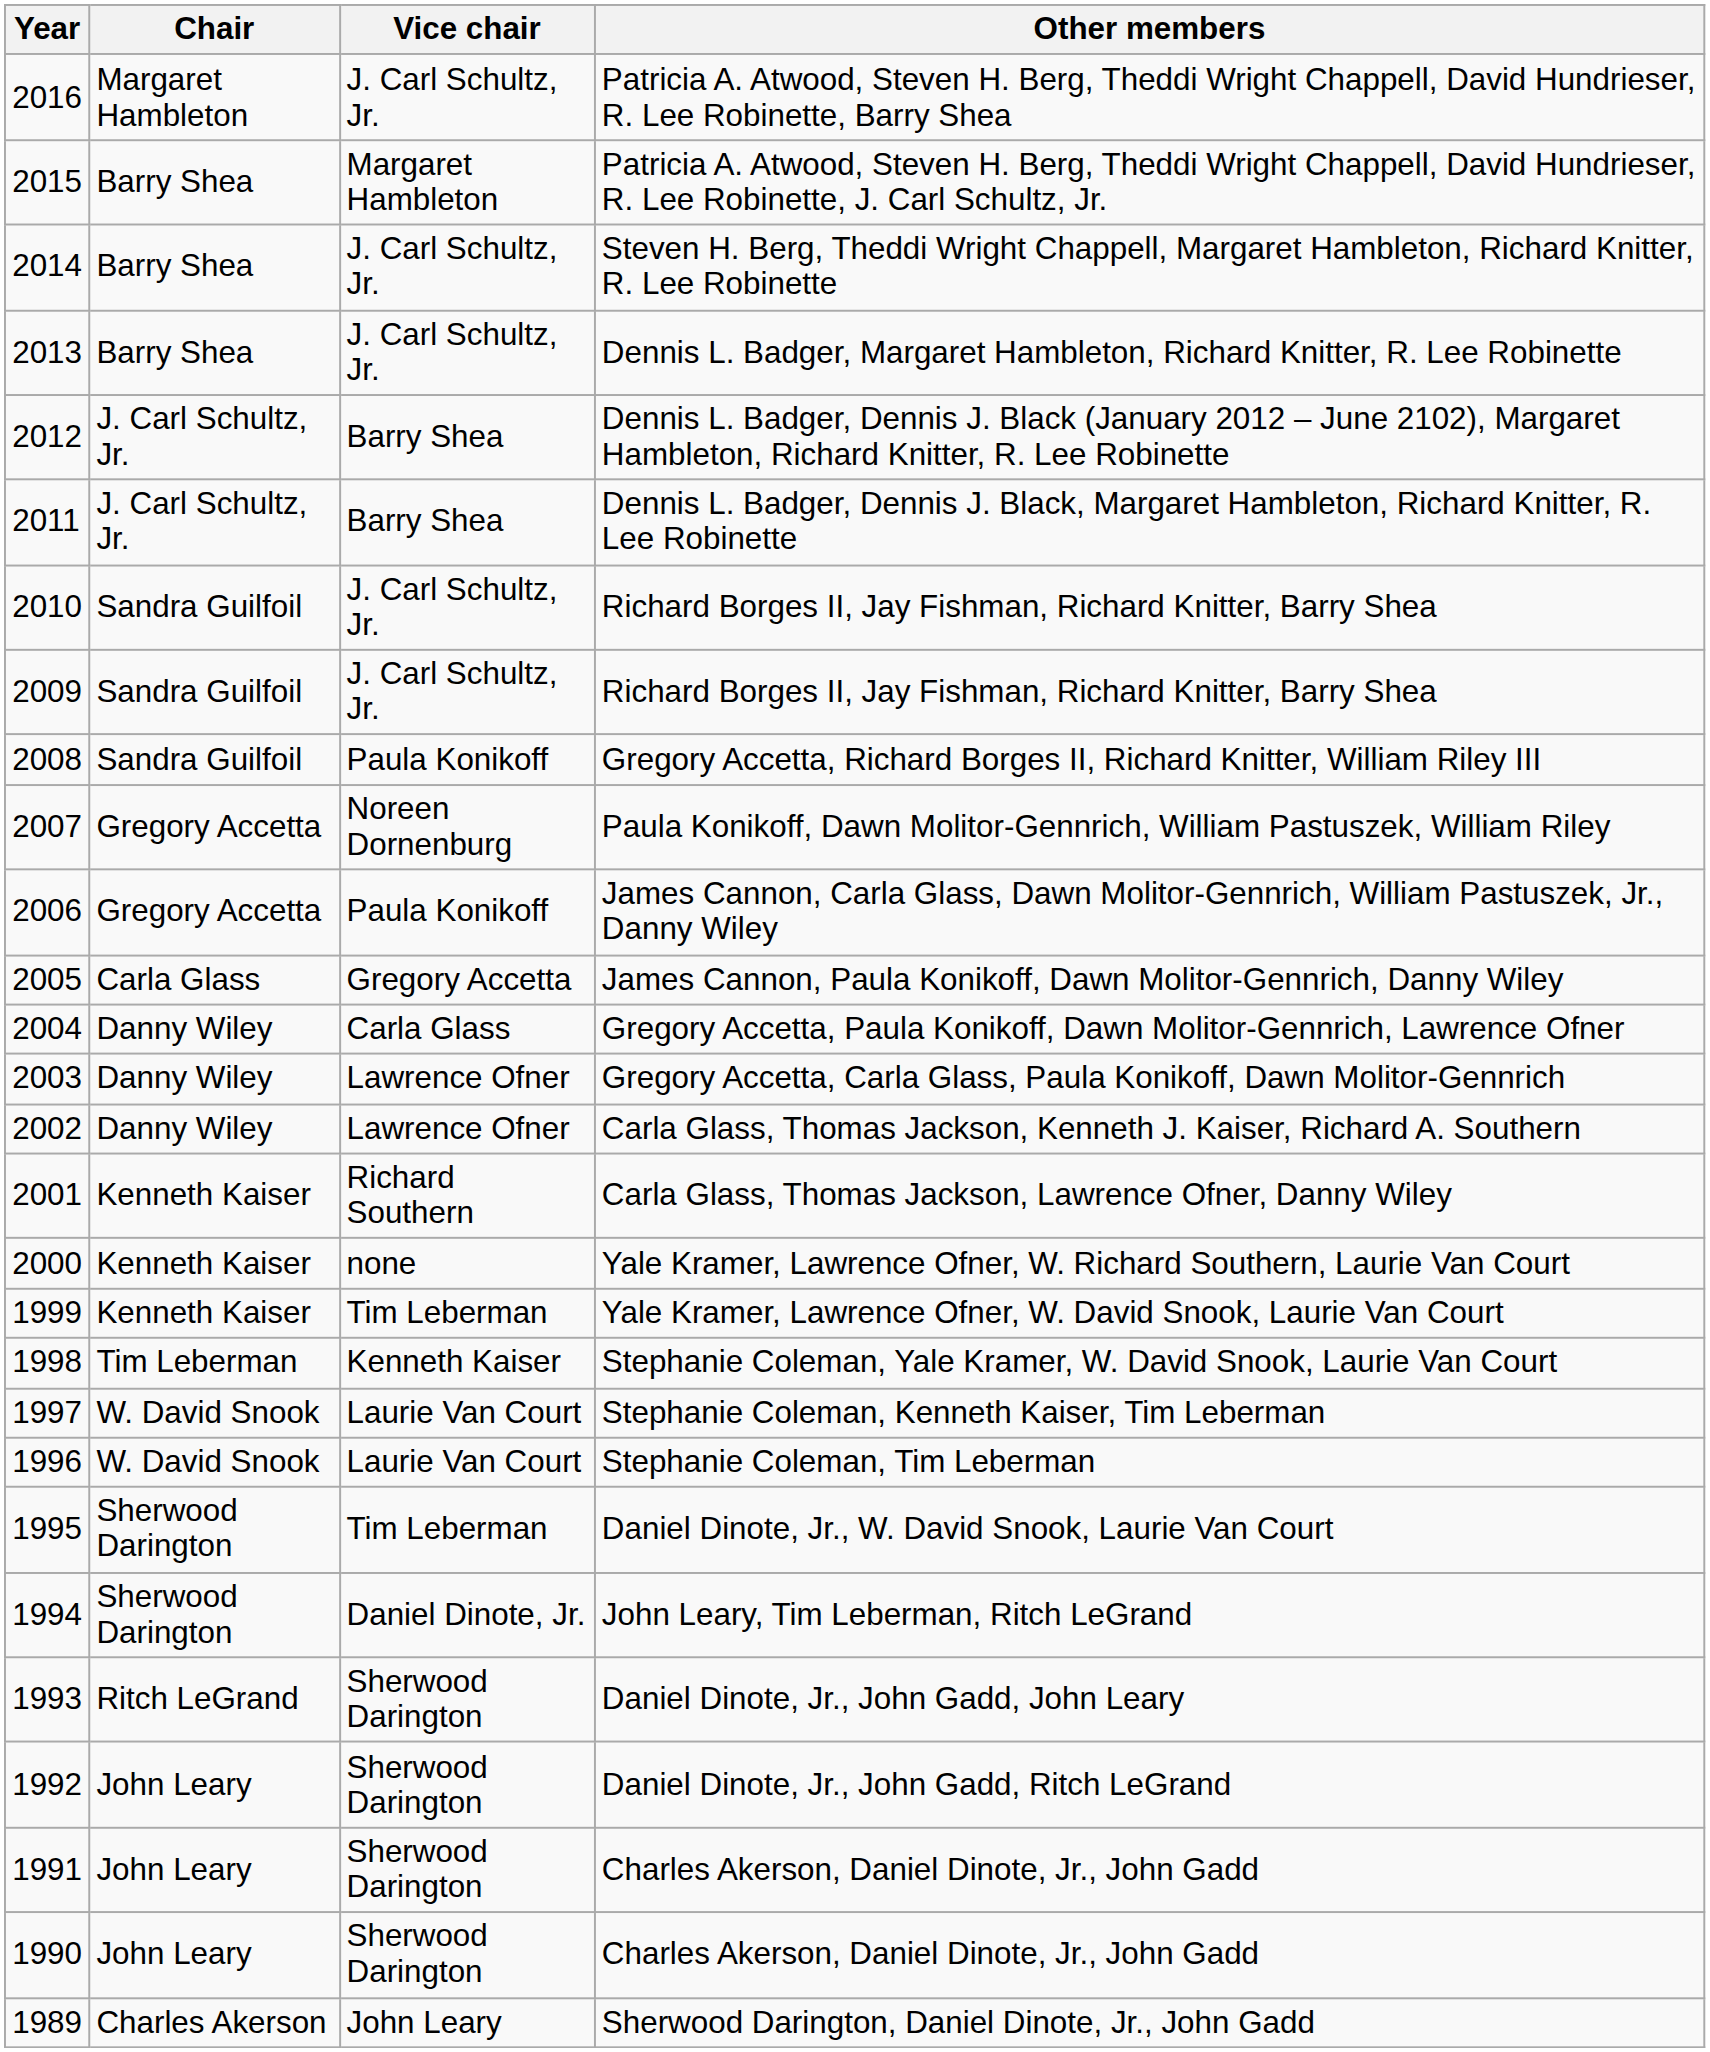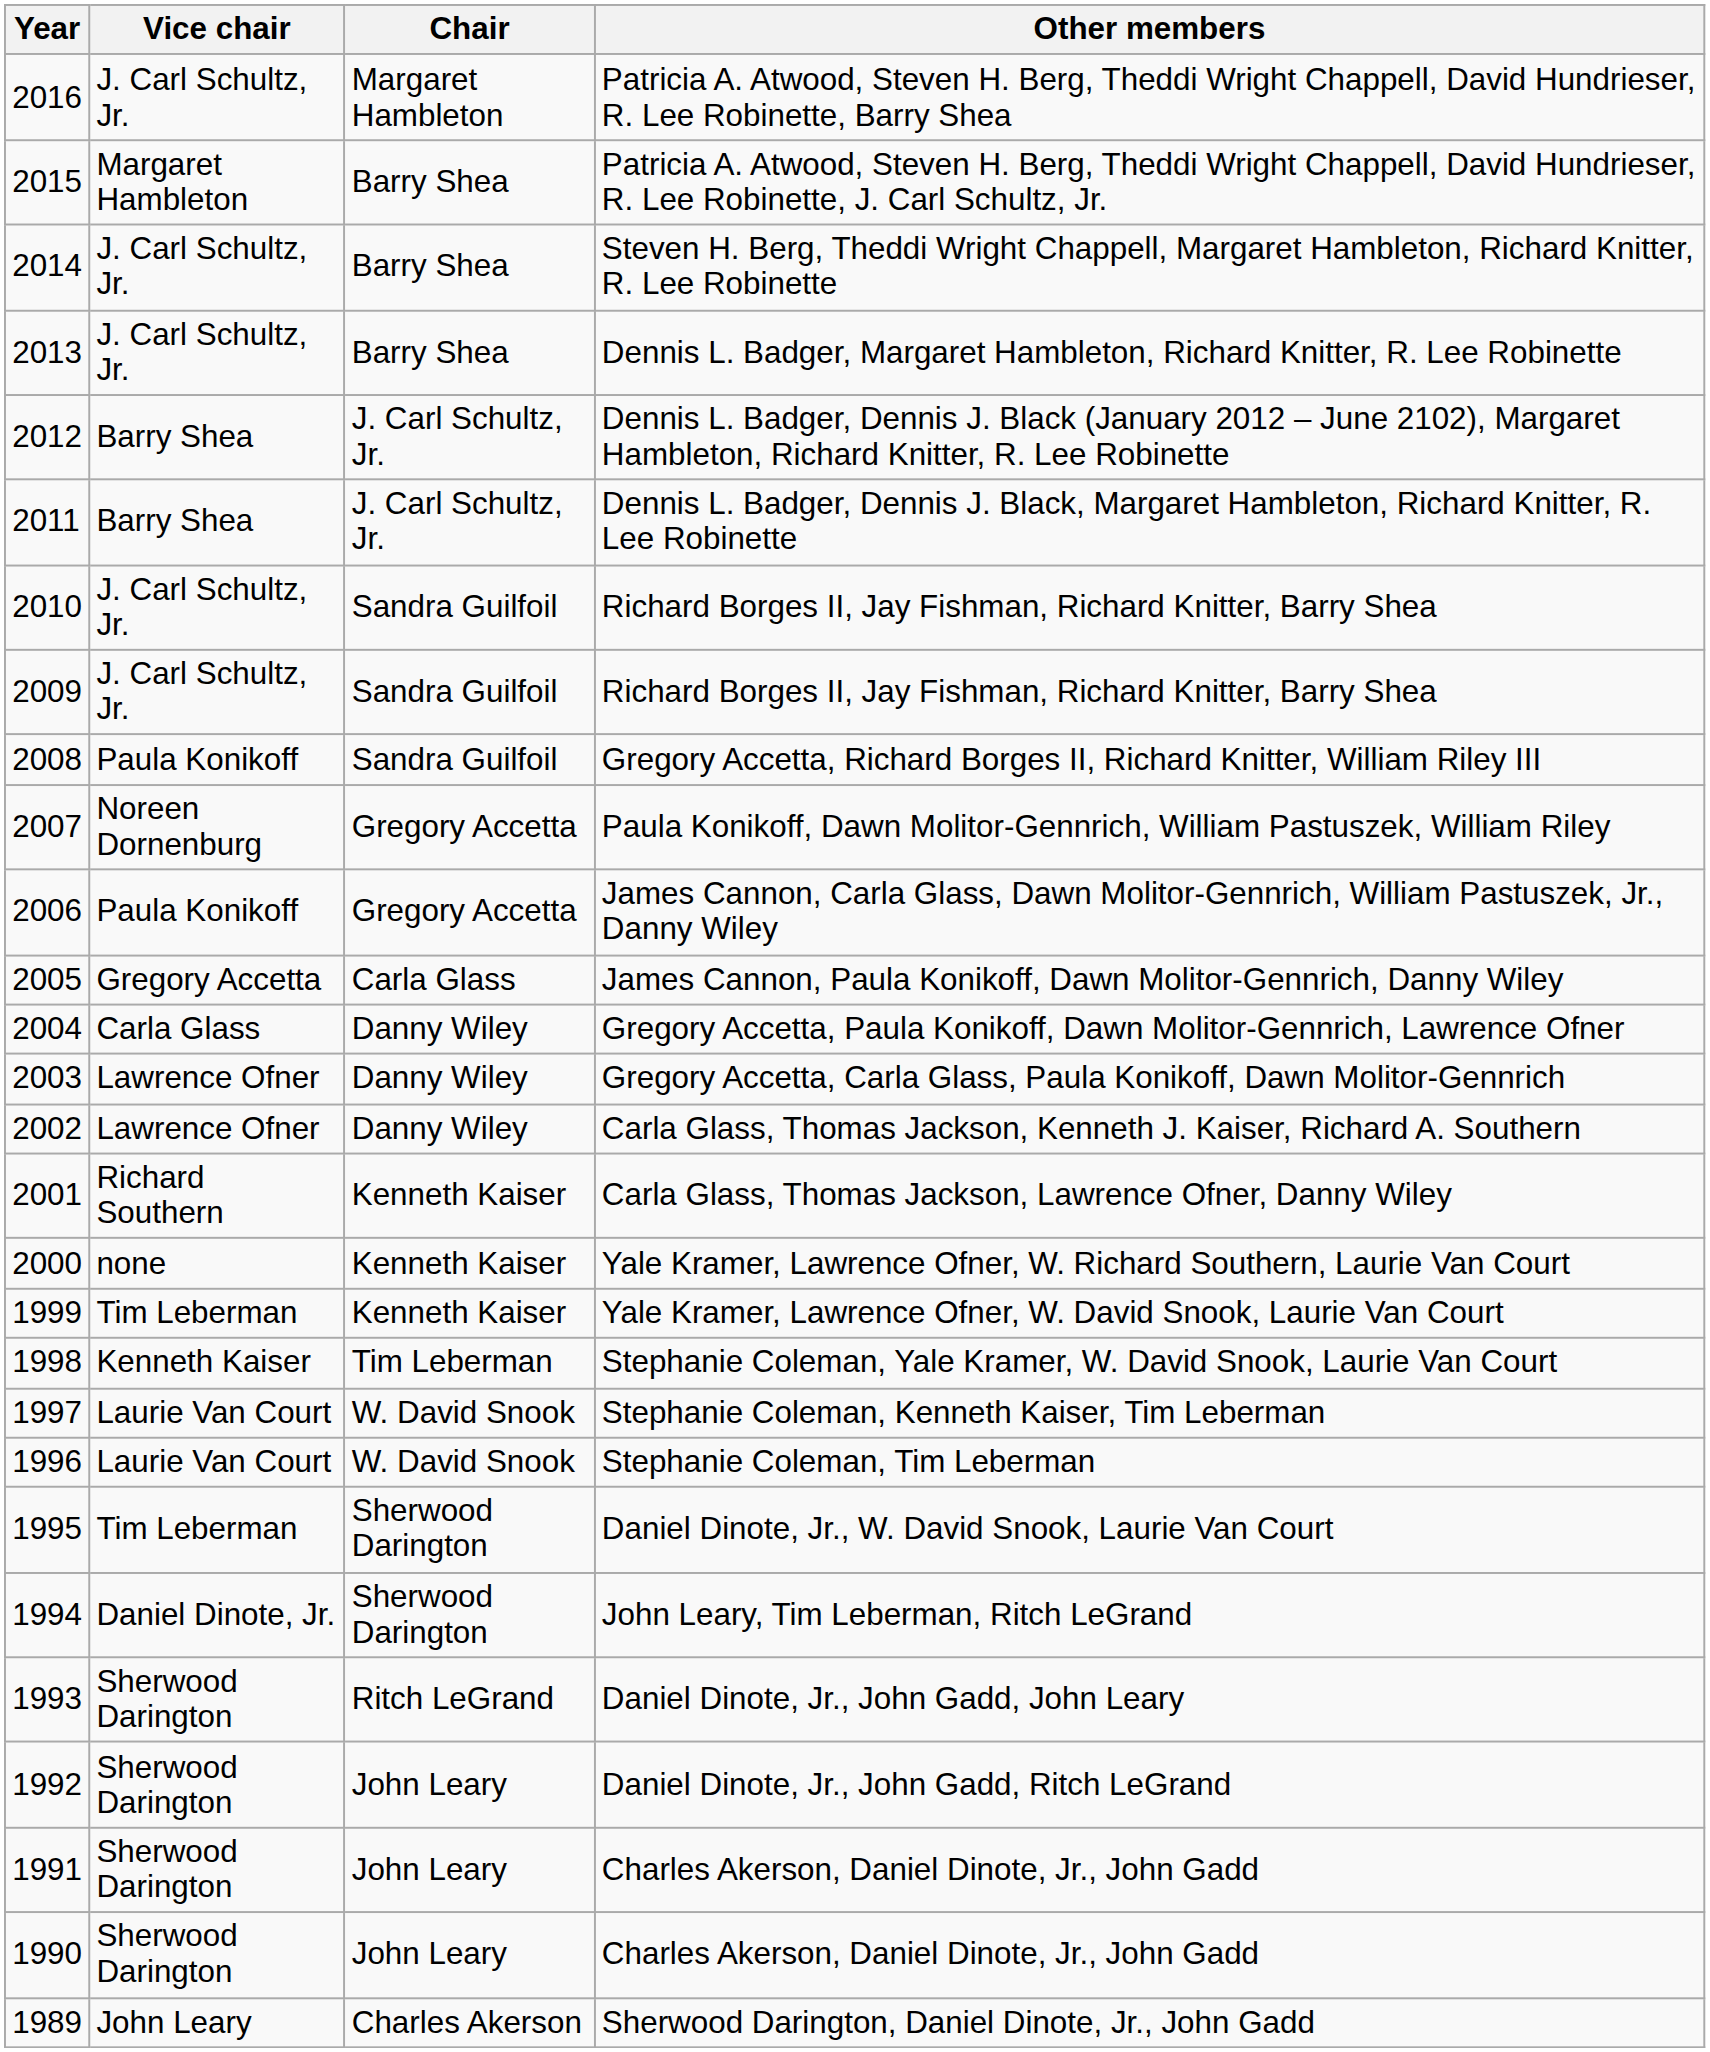columns swapped: (214, 29) <-> (467, 29)
